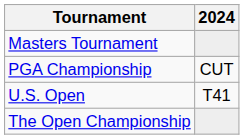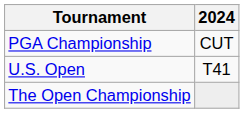- row: (83, 44)
